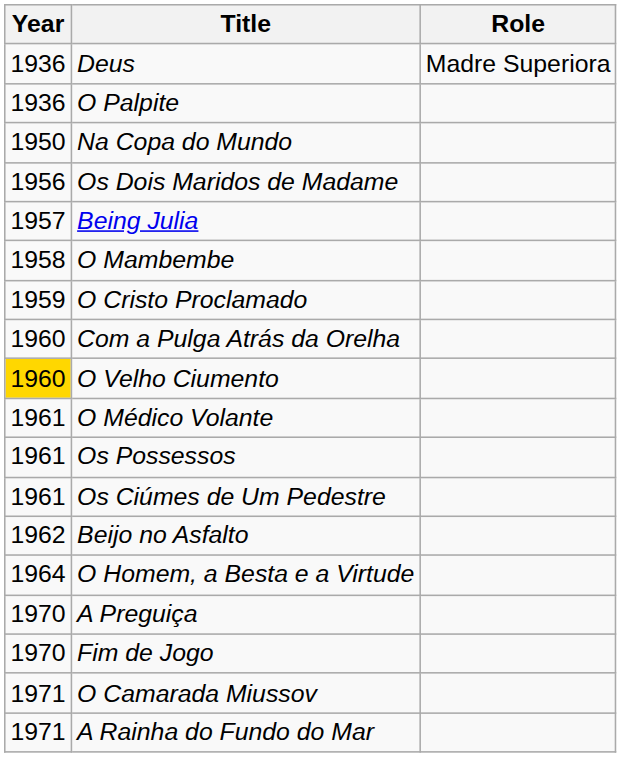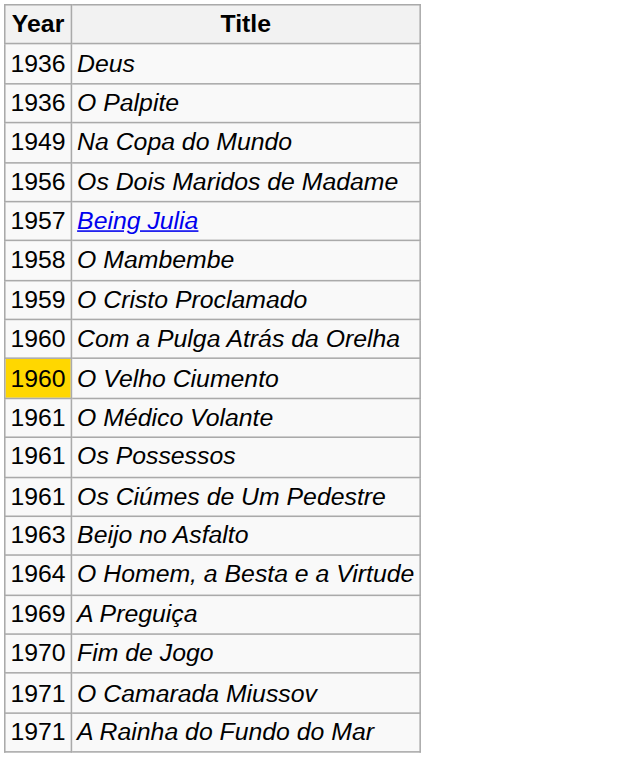- column: (518, 24)
(38, 142) 1950 -> (38, 142) 1949
(38, 535) 1962 -> (38, 535) 1963
(38, 614) 1970 -> (38, 614) 1969
